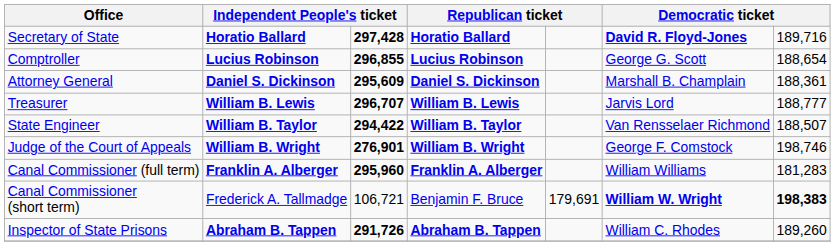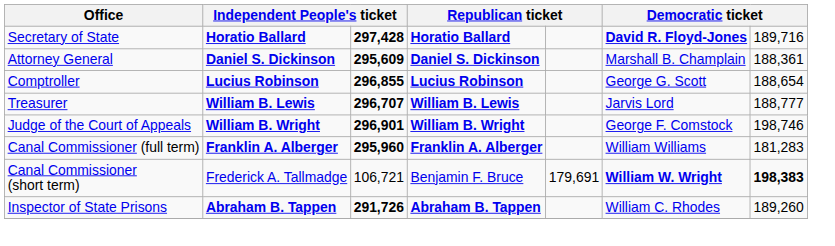rows swapped: (44, 59) <-> (60, 81)
- row: (54, 125)
(379, 147) 276,901 -> (379, 125) 296,901
